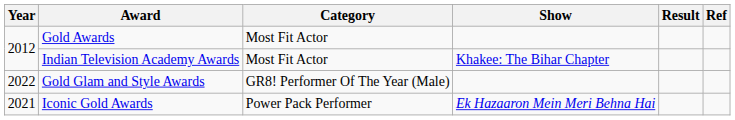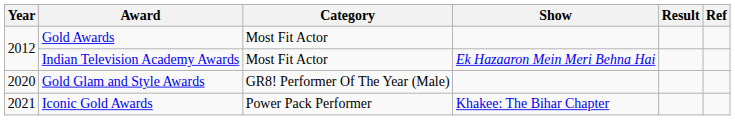(533, 59) Khakee: The Bihar Chapter -> (556, 59) Ek Hazaaron Mein Meri Behna Hai
(22, 81) 2022 -> (22, 81) 2020
(556, 103) Ek Hazaaron Mein Meri Behna Hai -> (533, 103) Khakee: The Bihar Chapter
